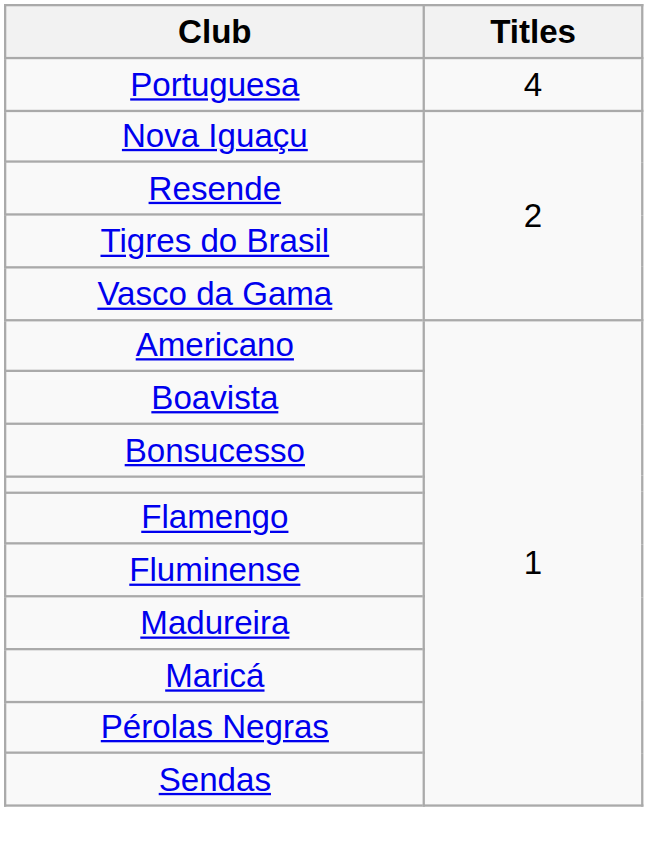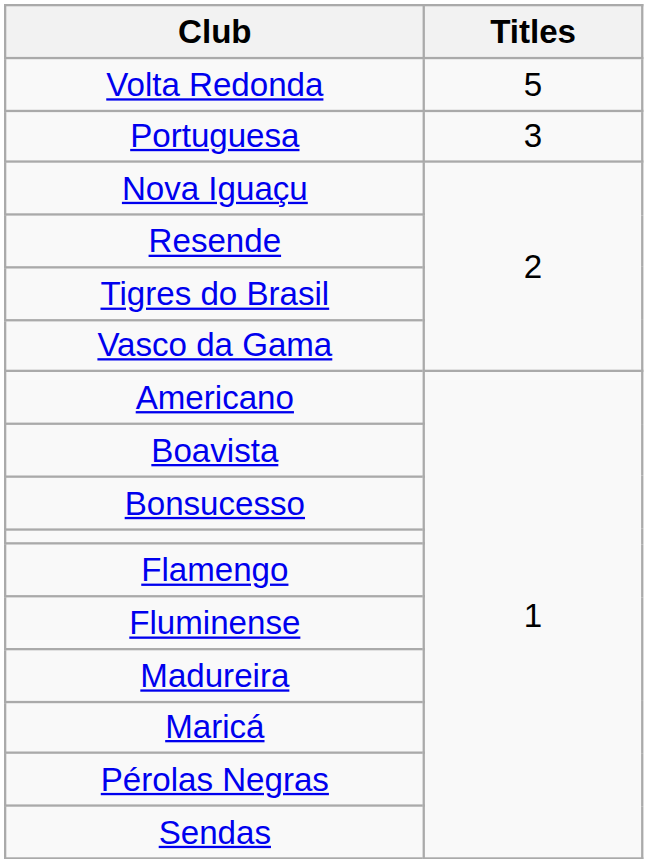+ row: (215, 84)
(533, 84) 4 -> (533, 136) 3
